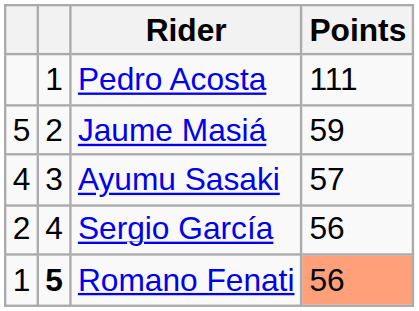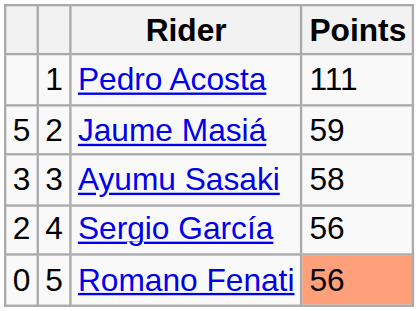(21, 180) 4 -> (21, 180) 3
(327, 180) 57 -> (327, 180) 58
(21, 279) 1 -> (21, 279) 0
(54, 279) bold -> (54, 279) normal
